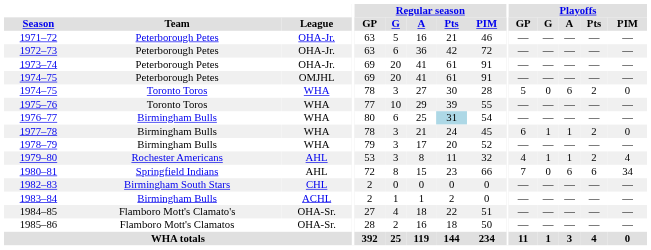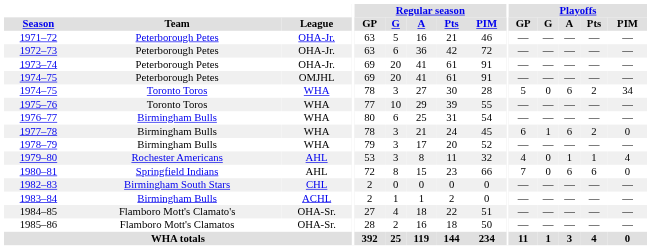(628, 91) 0 -> (628, 91) 34
(452, 118) lightblue background -> (452, 118) no background
(569, 131) 1 -> (569, 131) 6
(548, 158) 1 -> (548, 158) 0
(594, 158) 2 -> (594, 158) 1
(628, 171) 34 -> (628, 171) 0
